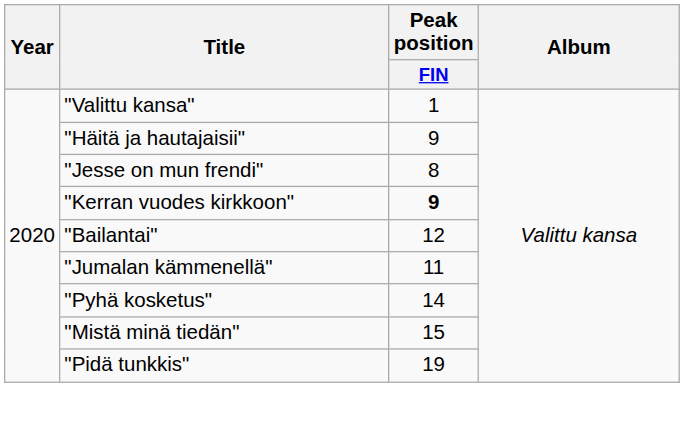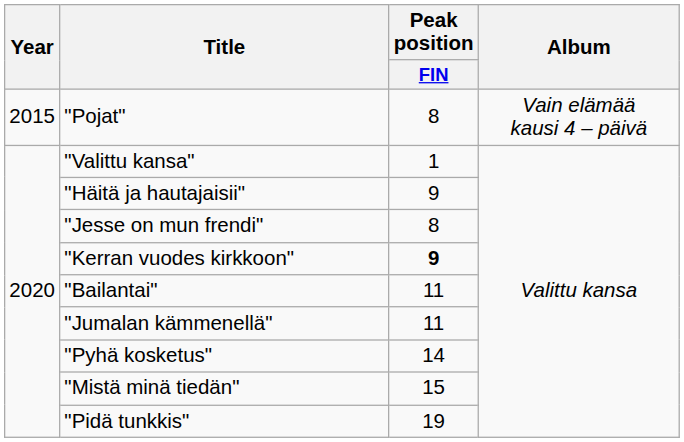+ row: (95, 116)
(434, 235) 12 -> (434, 290) 11
